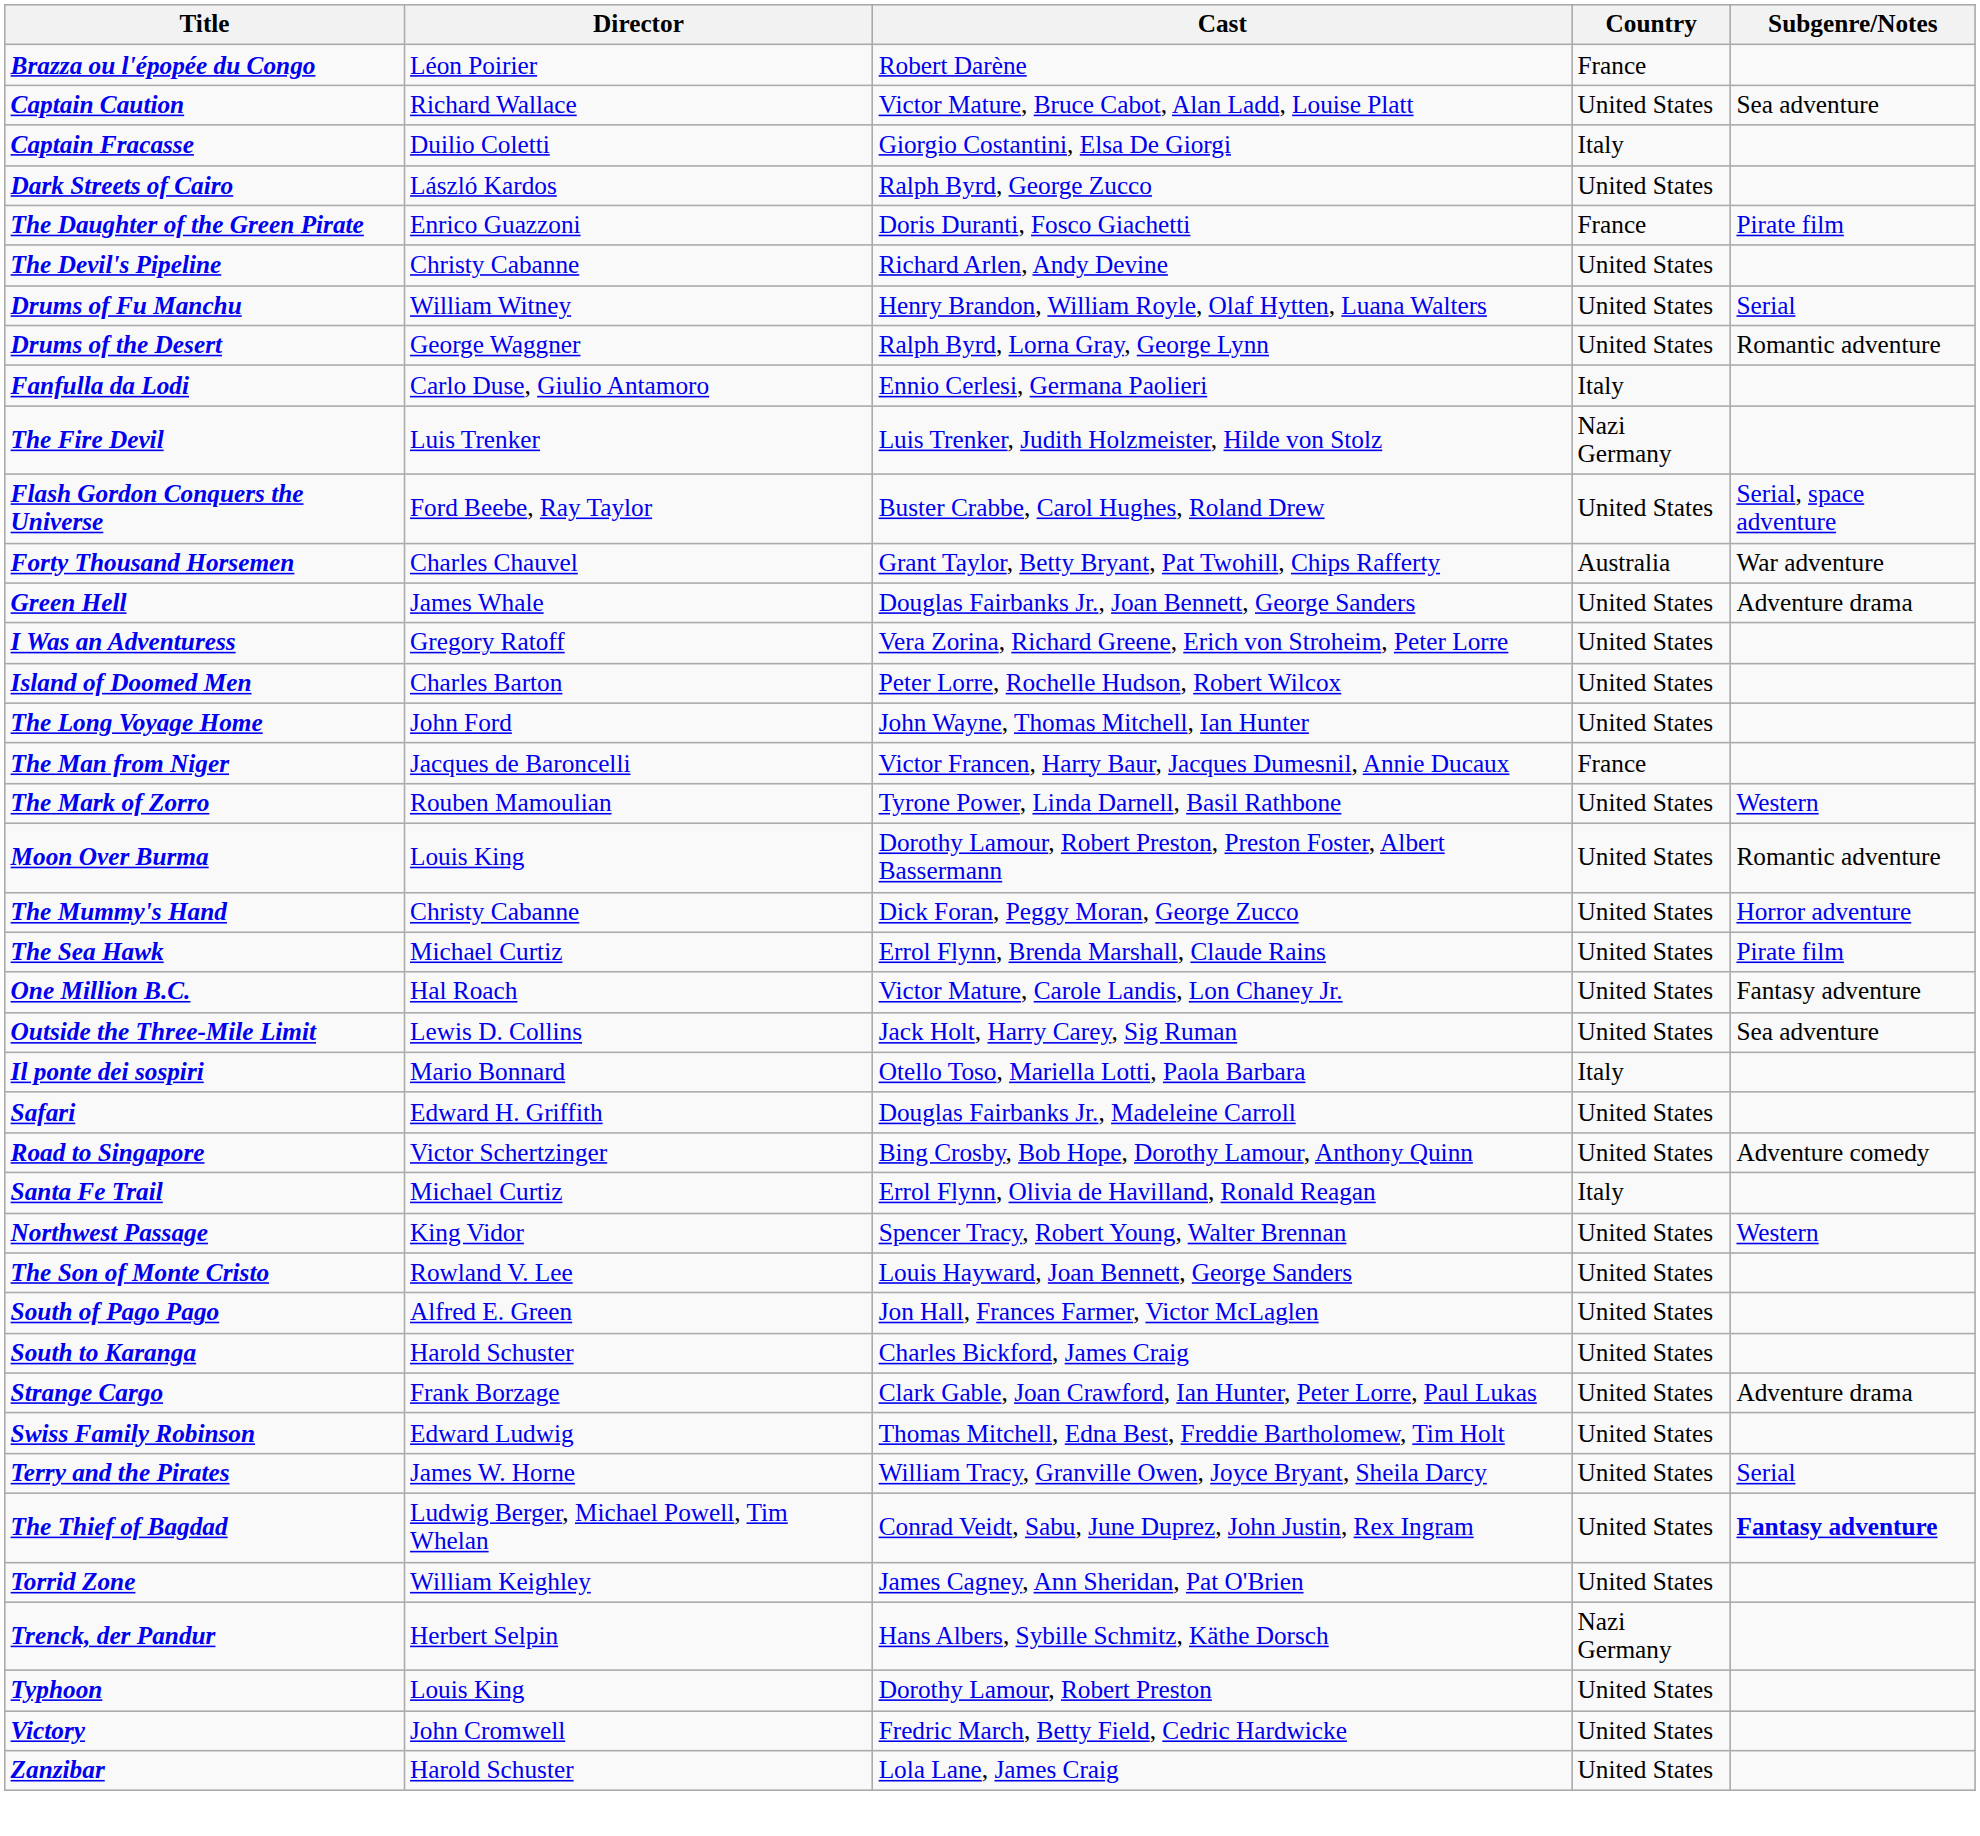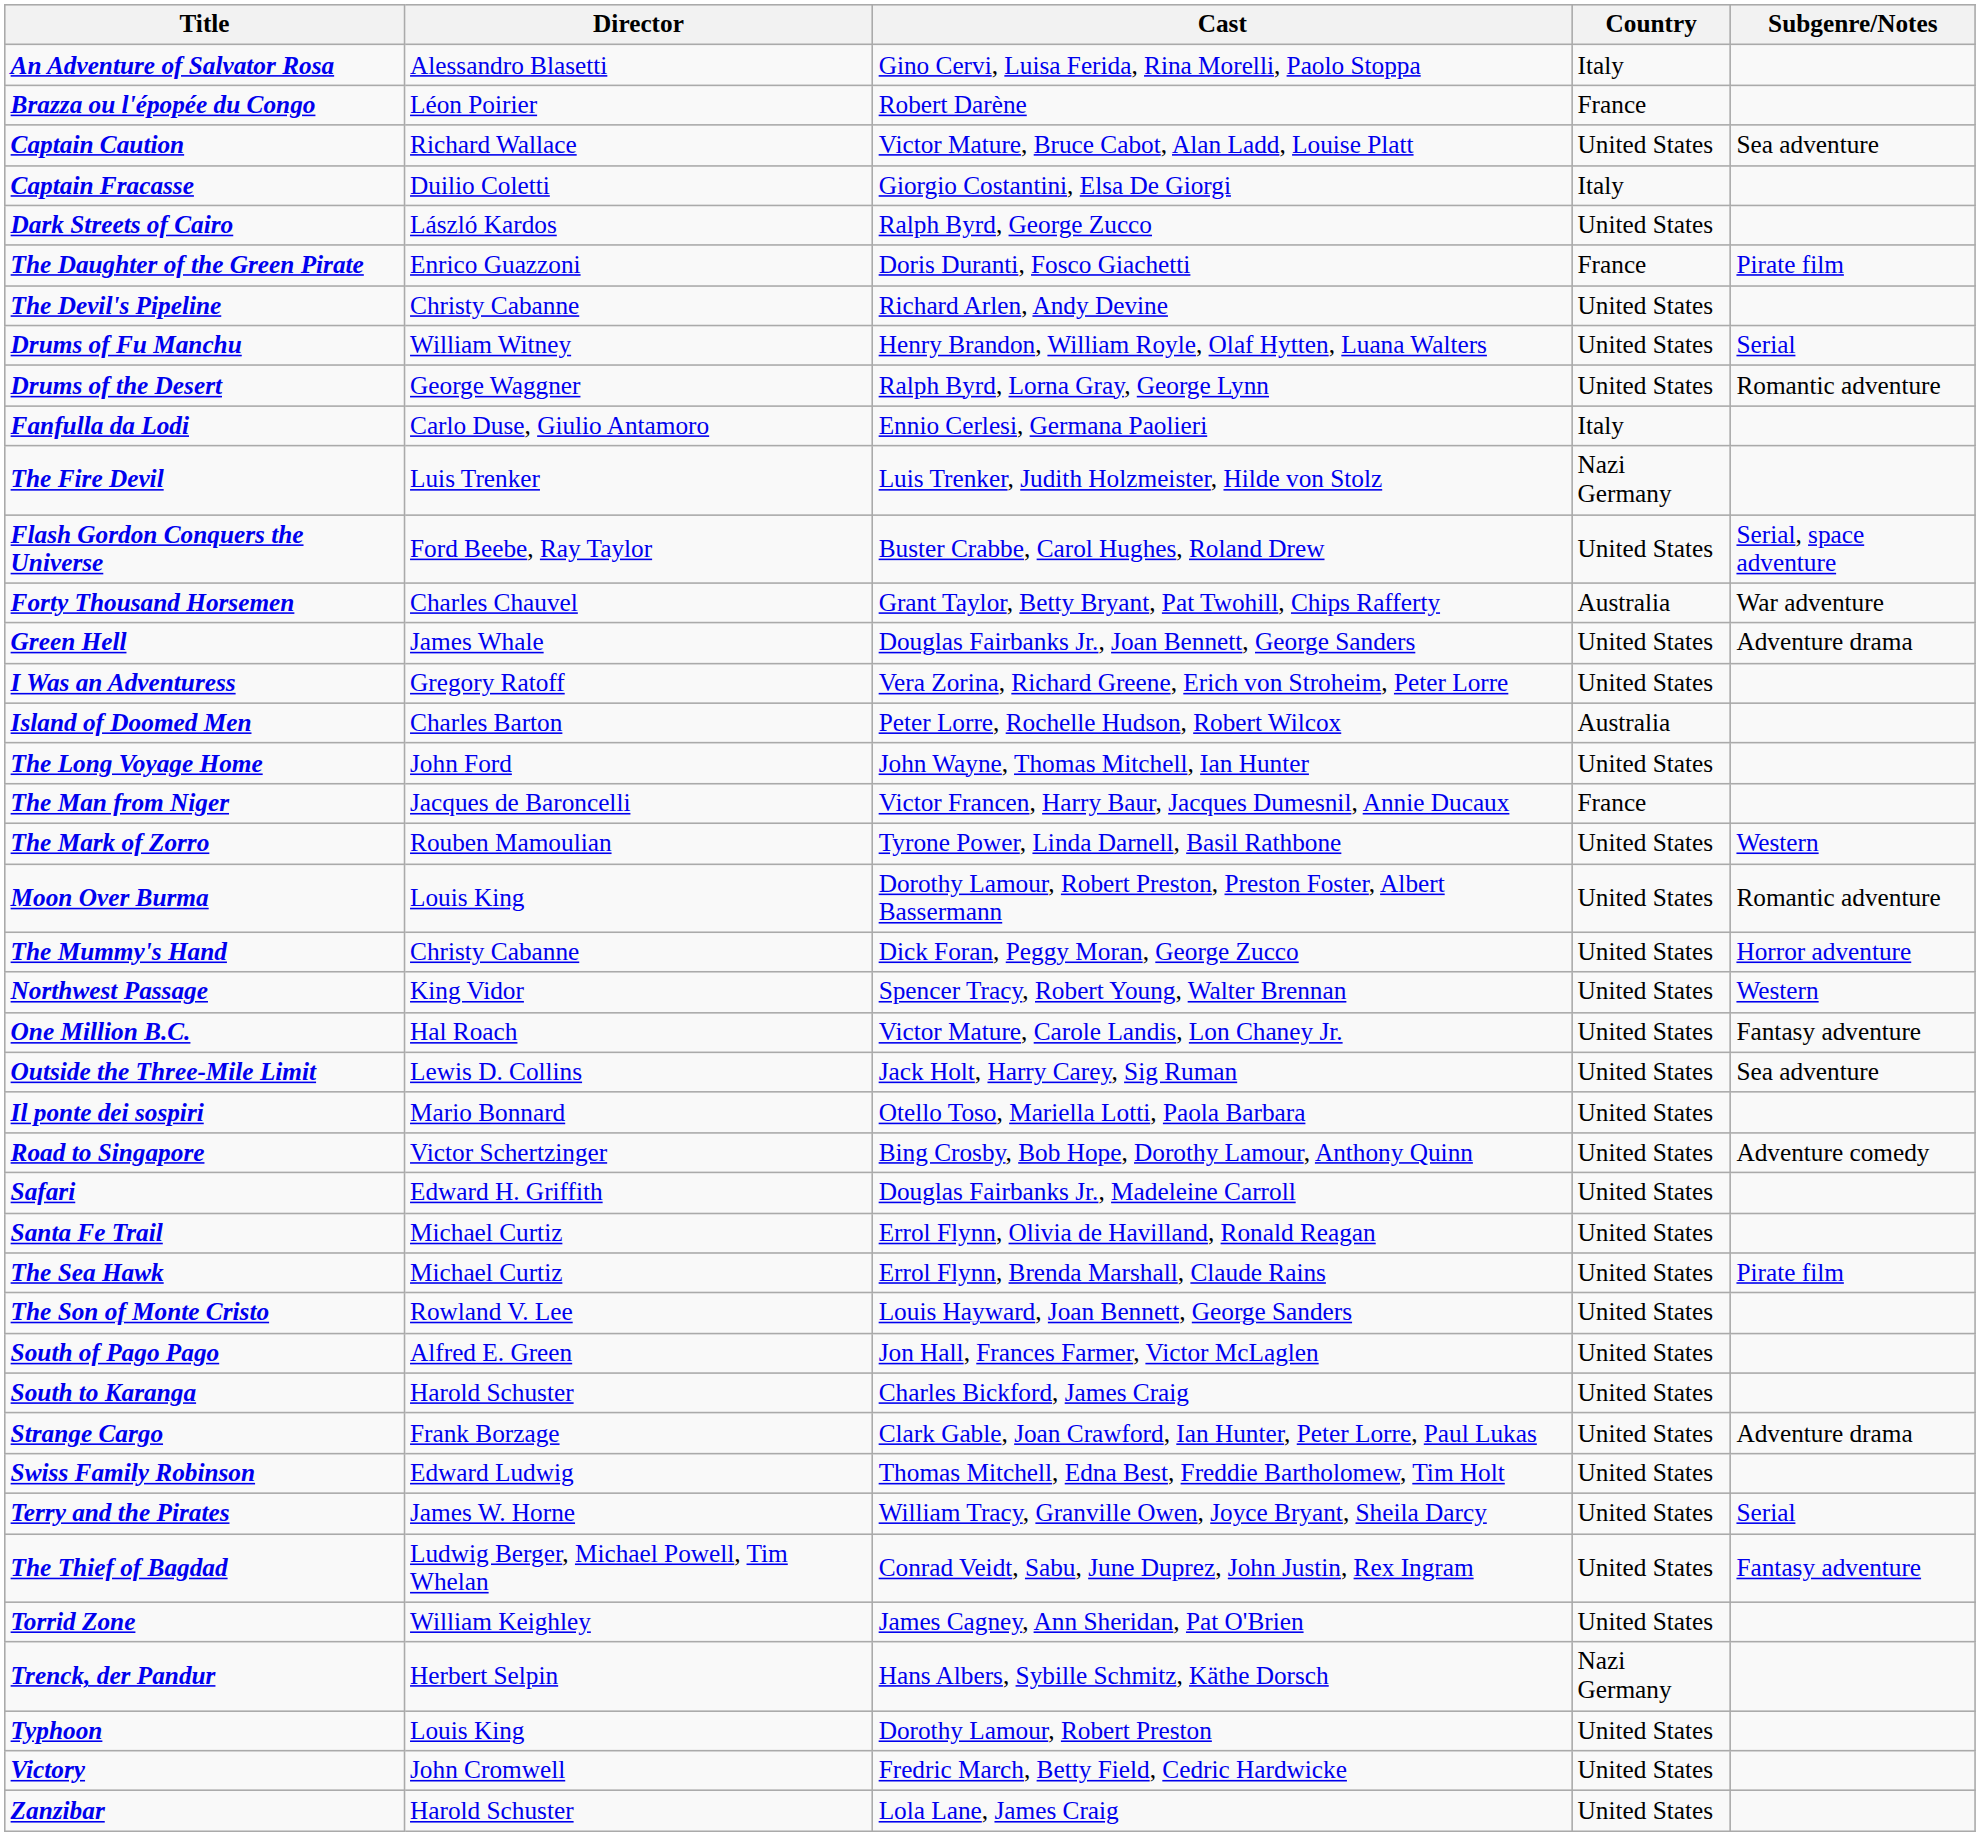+ row: (172, 64)
(1645, 682) United States -> (1624, 722) Australia
rows swapped: (109, 1232) <-> (87, 951)
(1601, 1072) Italy -> (1645, 1112) United States
rows swapped: (108, 1152) <-> (43, 1112)
(1601, 1192) Italy -> (1645, 1232) United States
(1837, 1527) bold -> (1829, 1567) normal
